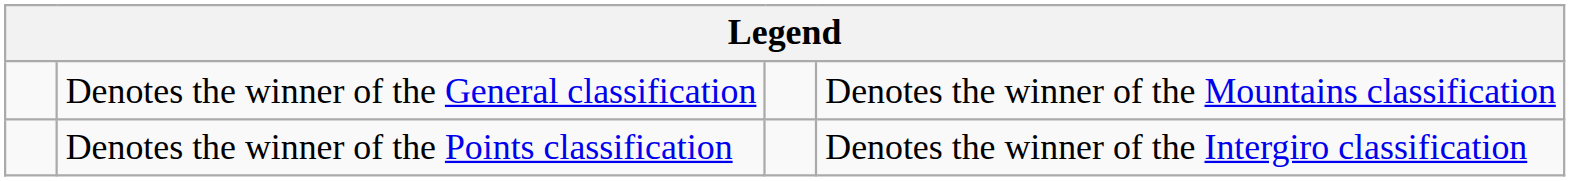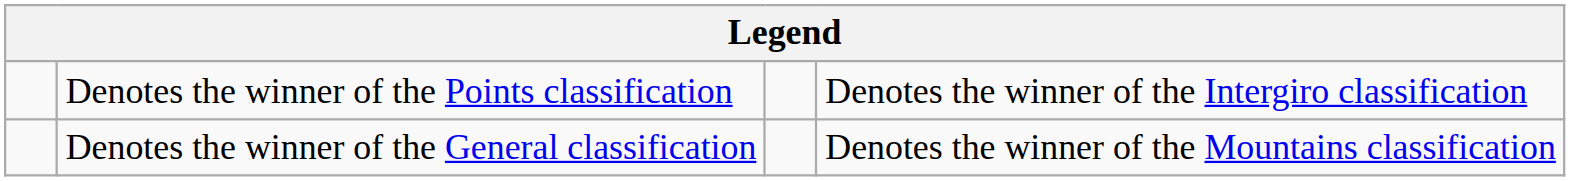rows swapped: (411, 89) <-> (399, 146)
